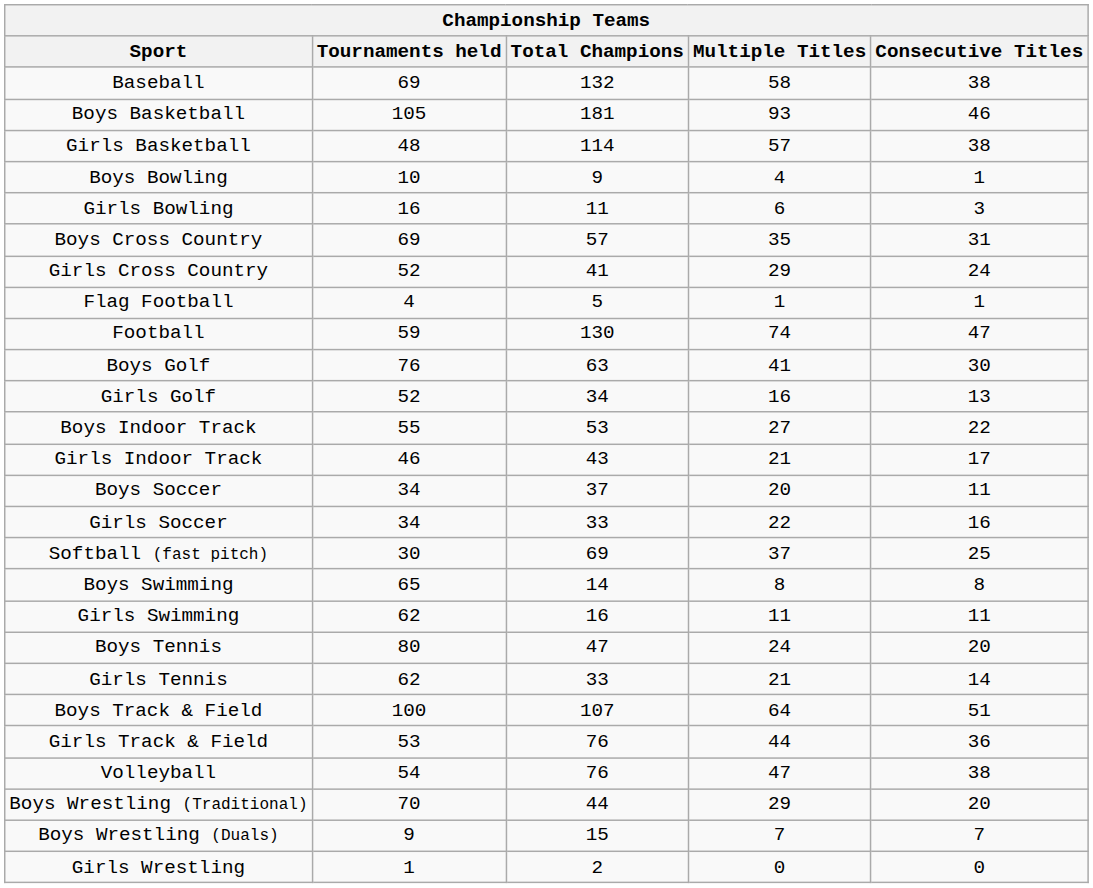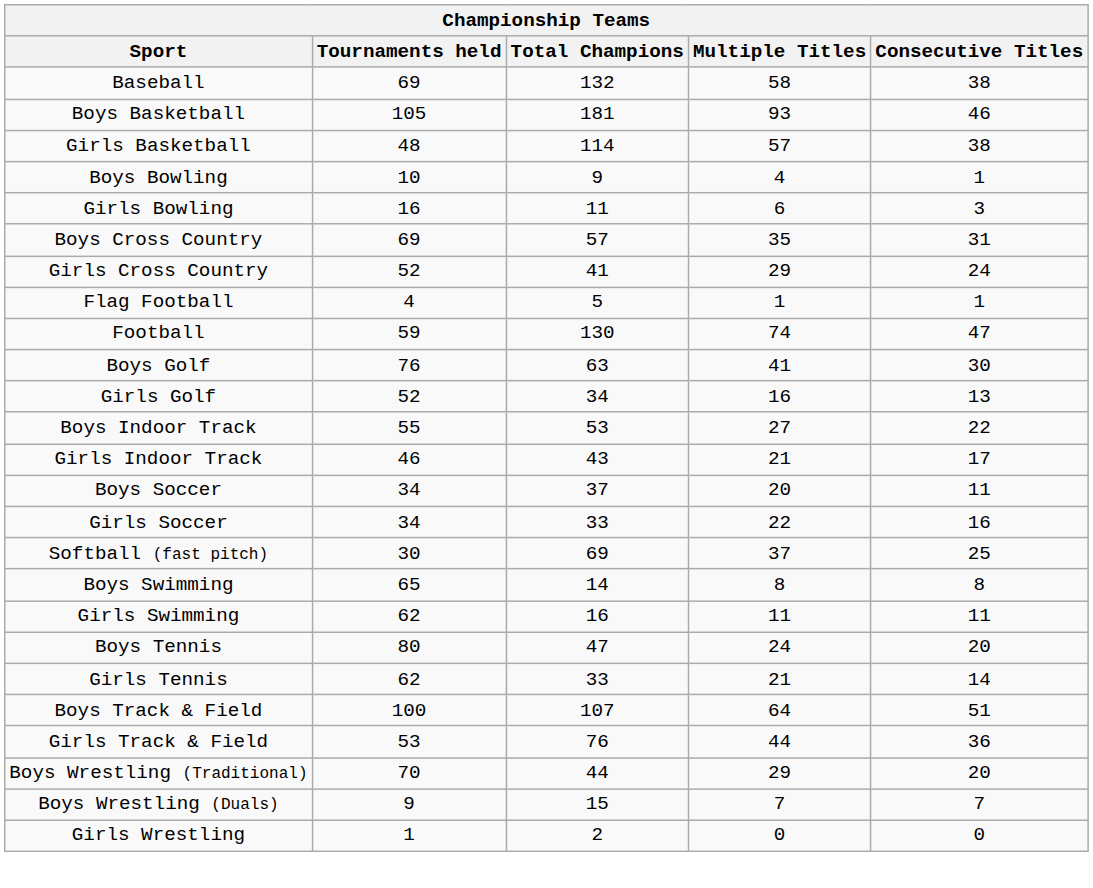- row: (158, 773)
